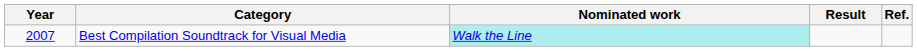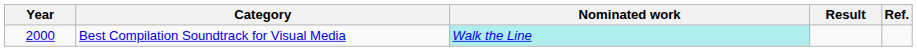(40, 35) 2007 -> (40, 35) 2000
